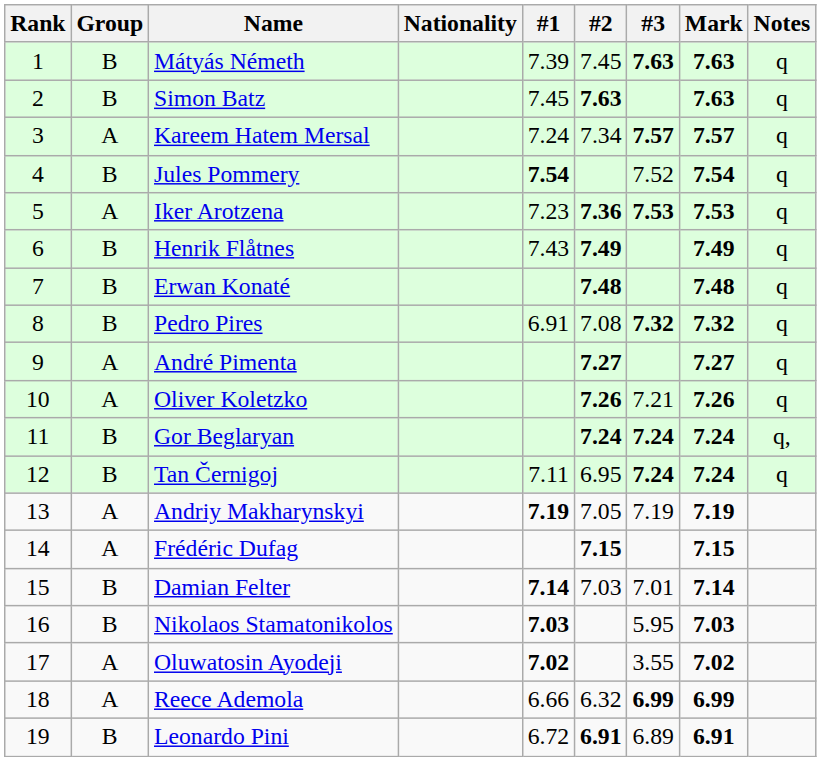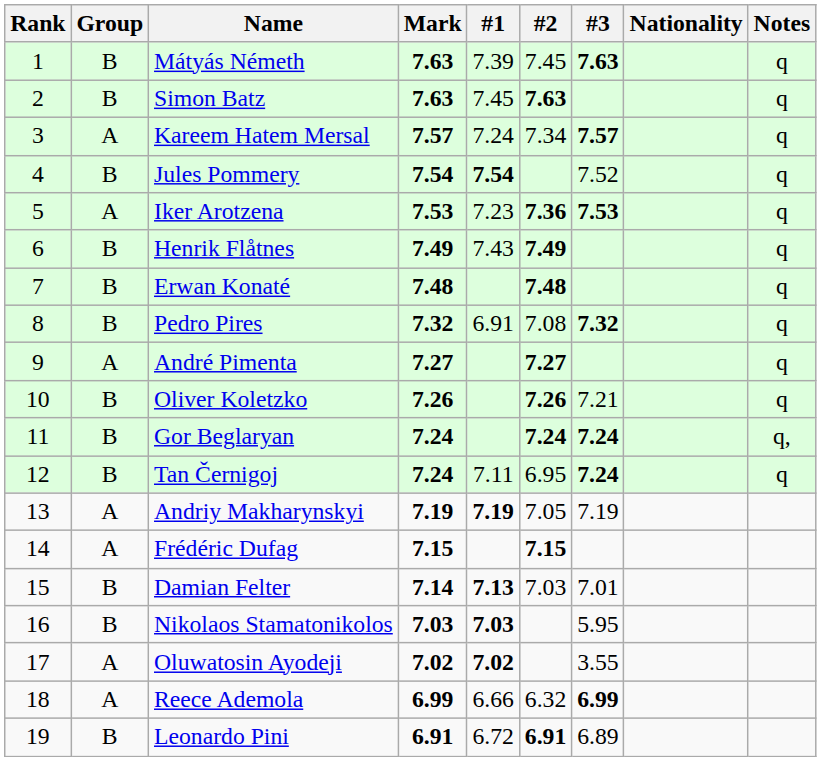columns swapped: (460, 23) <-> (714, 23)
(110, 398) A -> (110, 398) B
(548, 586) 7.14 -> (493, 586) 7.13
